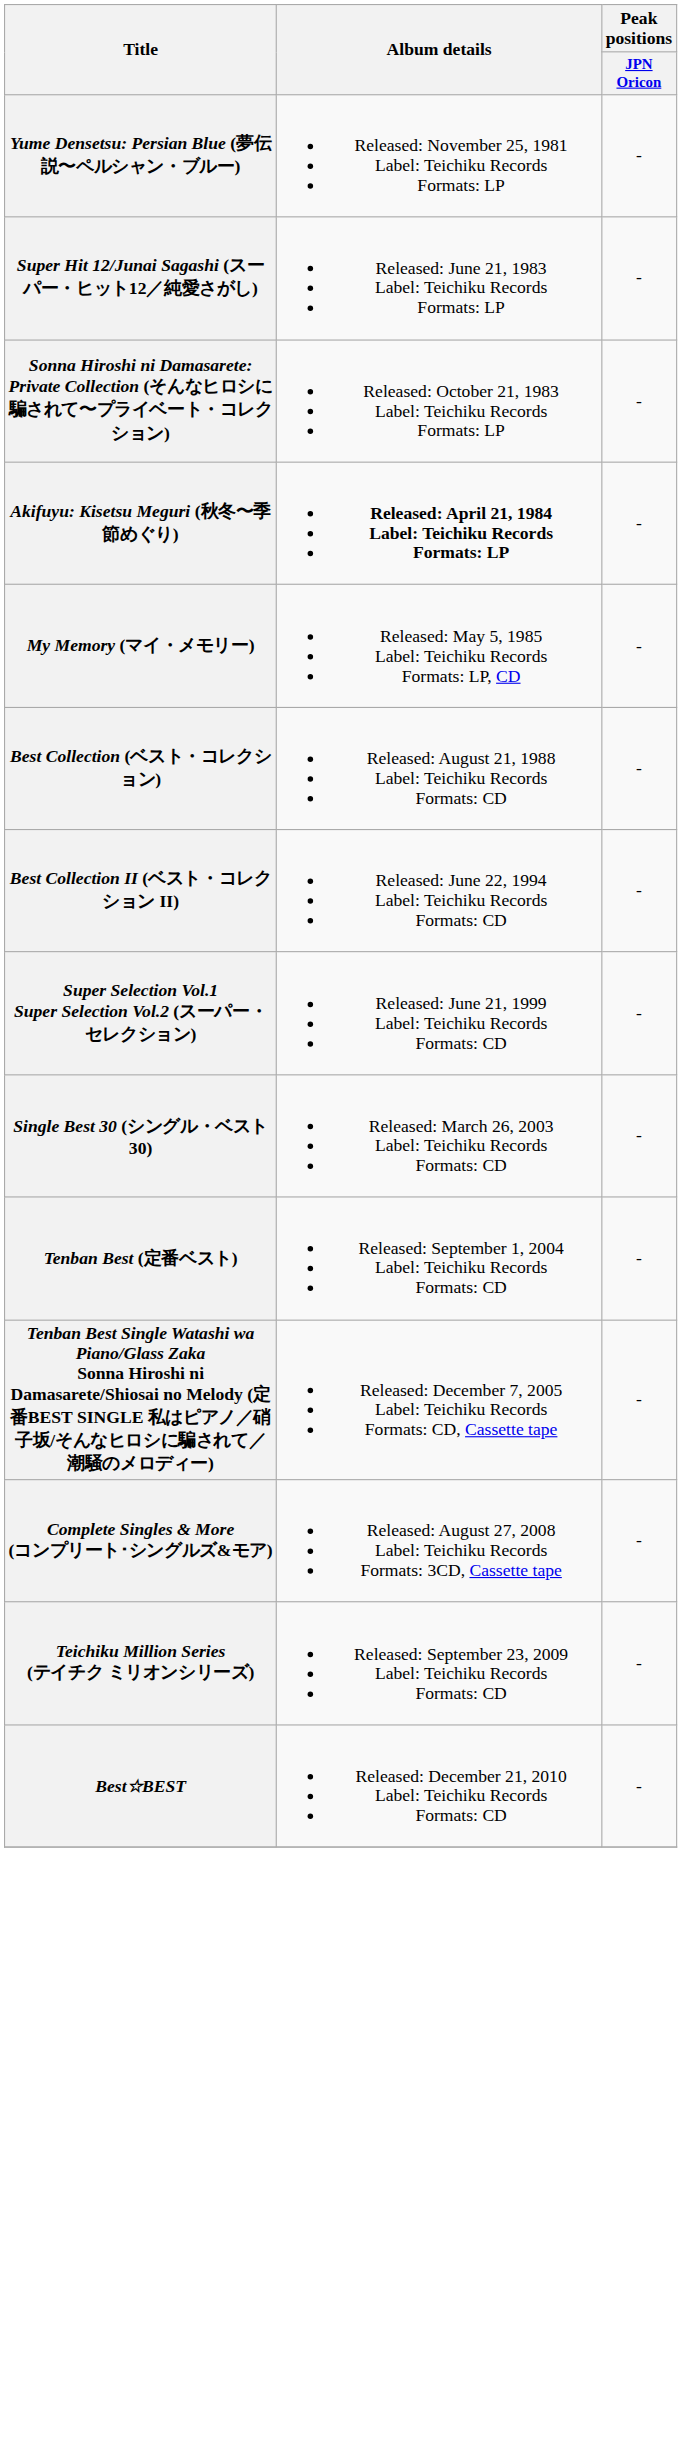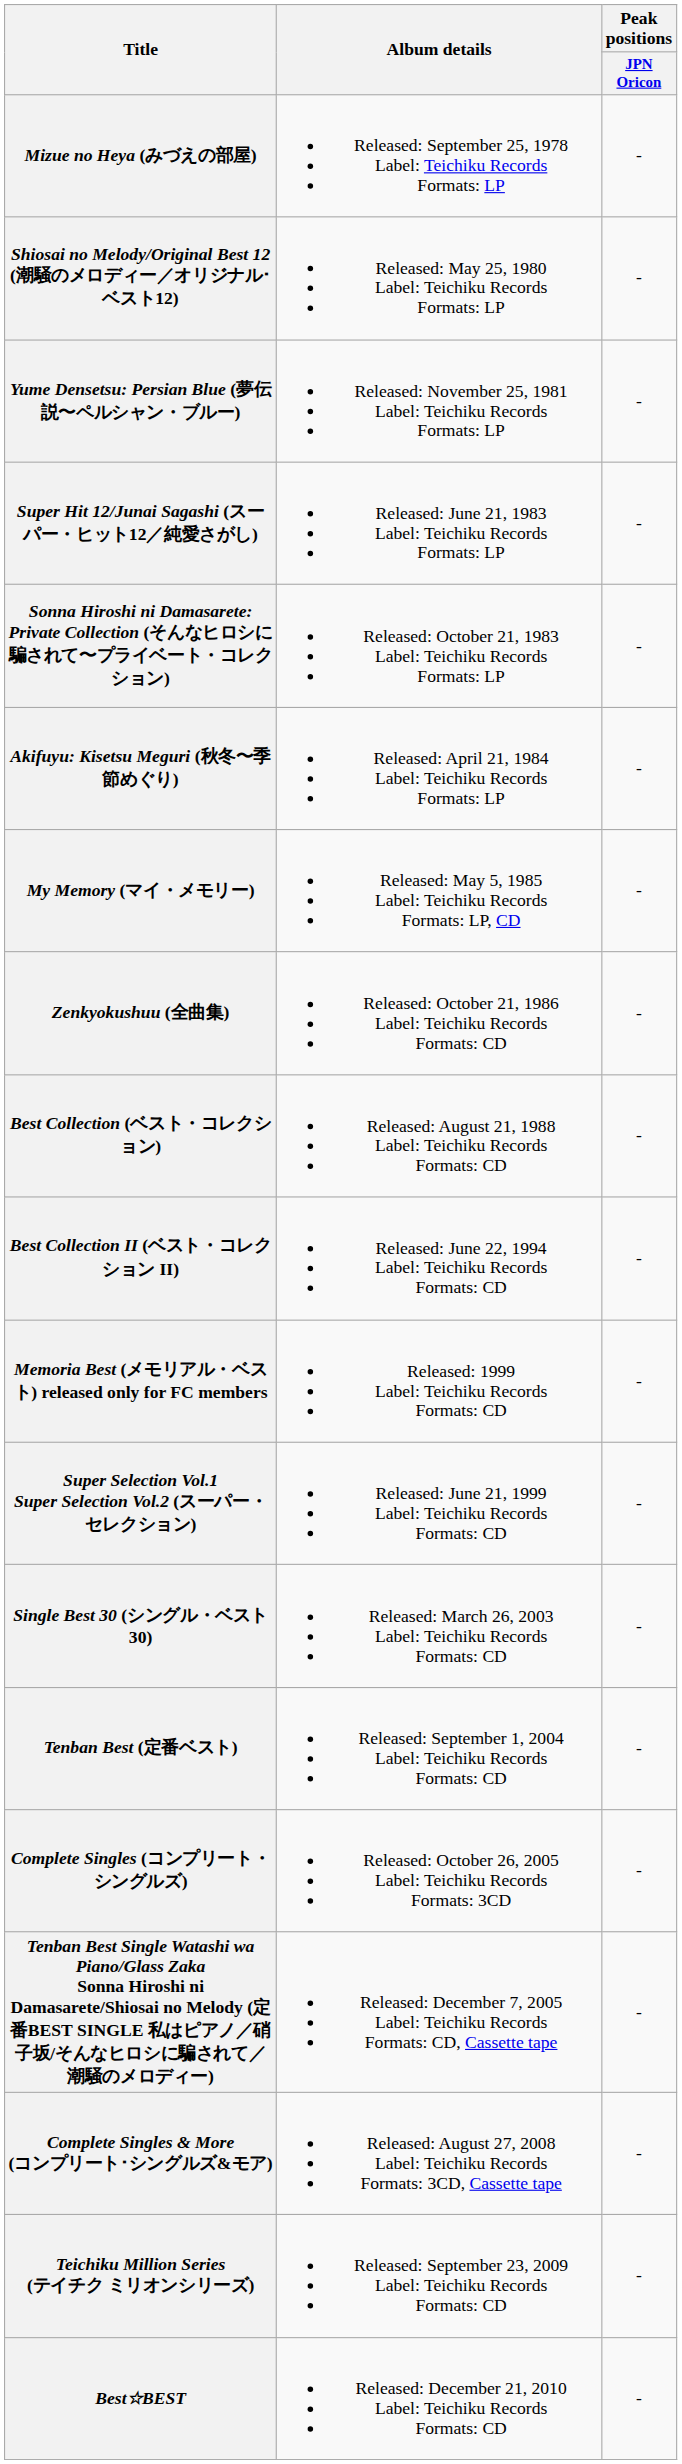+ row: (141, 155)
+ row: (141, 277)
(439, 533) bold -> (439, 778) normal
+ row: (141, 1012)
+ row: (141, 1380)
+ row: (141, 1870)
